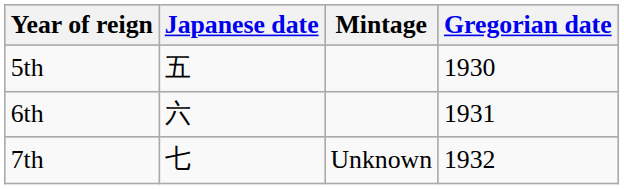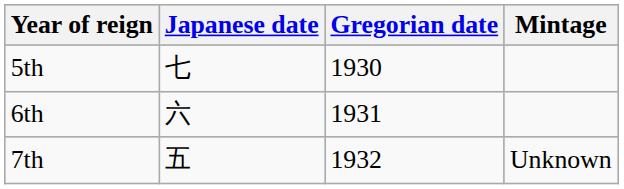columns swapped: (528, 24) <-> (381, 24)
(178, 67) 五 -> (178, 67) 七
(178, 158) 七 -> (178, 158) 五
